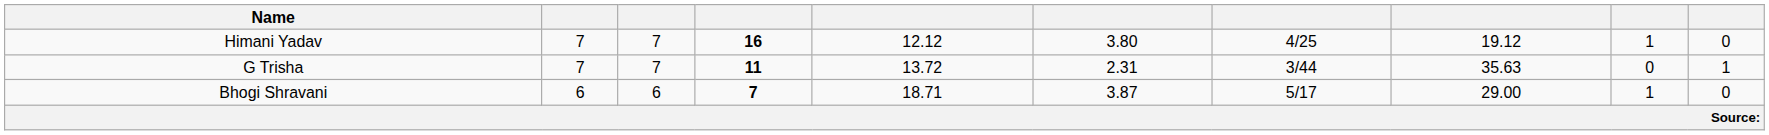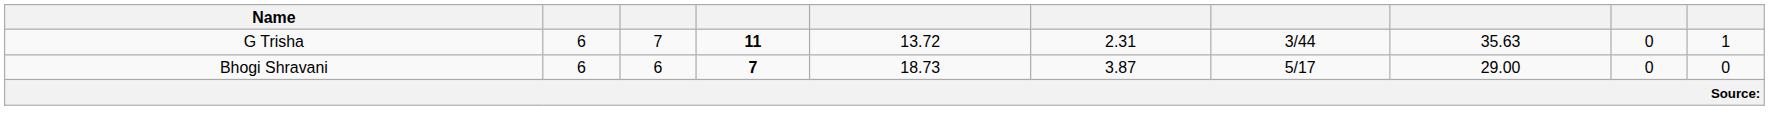- row: (273, 42)
(580, 67) 7 -> (581, 42) 6
(922, 92) 18.71 -> (920, 67) 18.73
(1650, 92) 1 -> (1649, 67) 0
